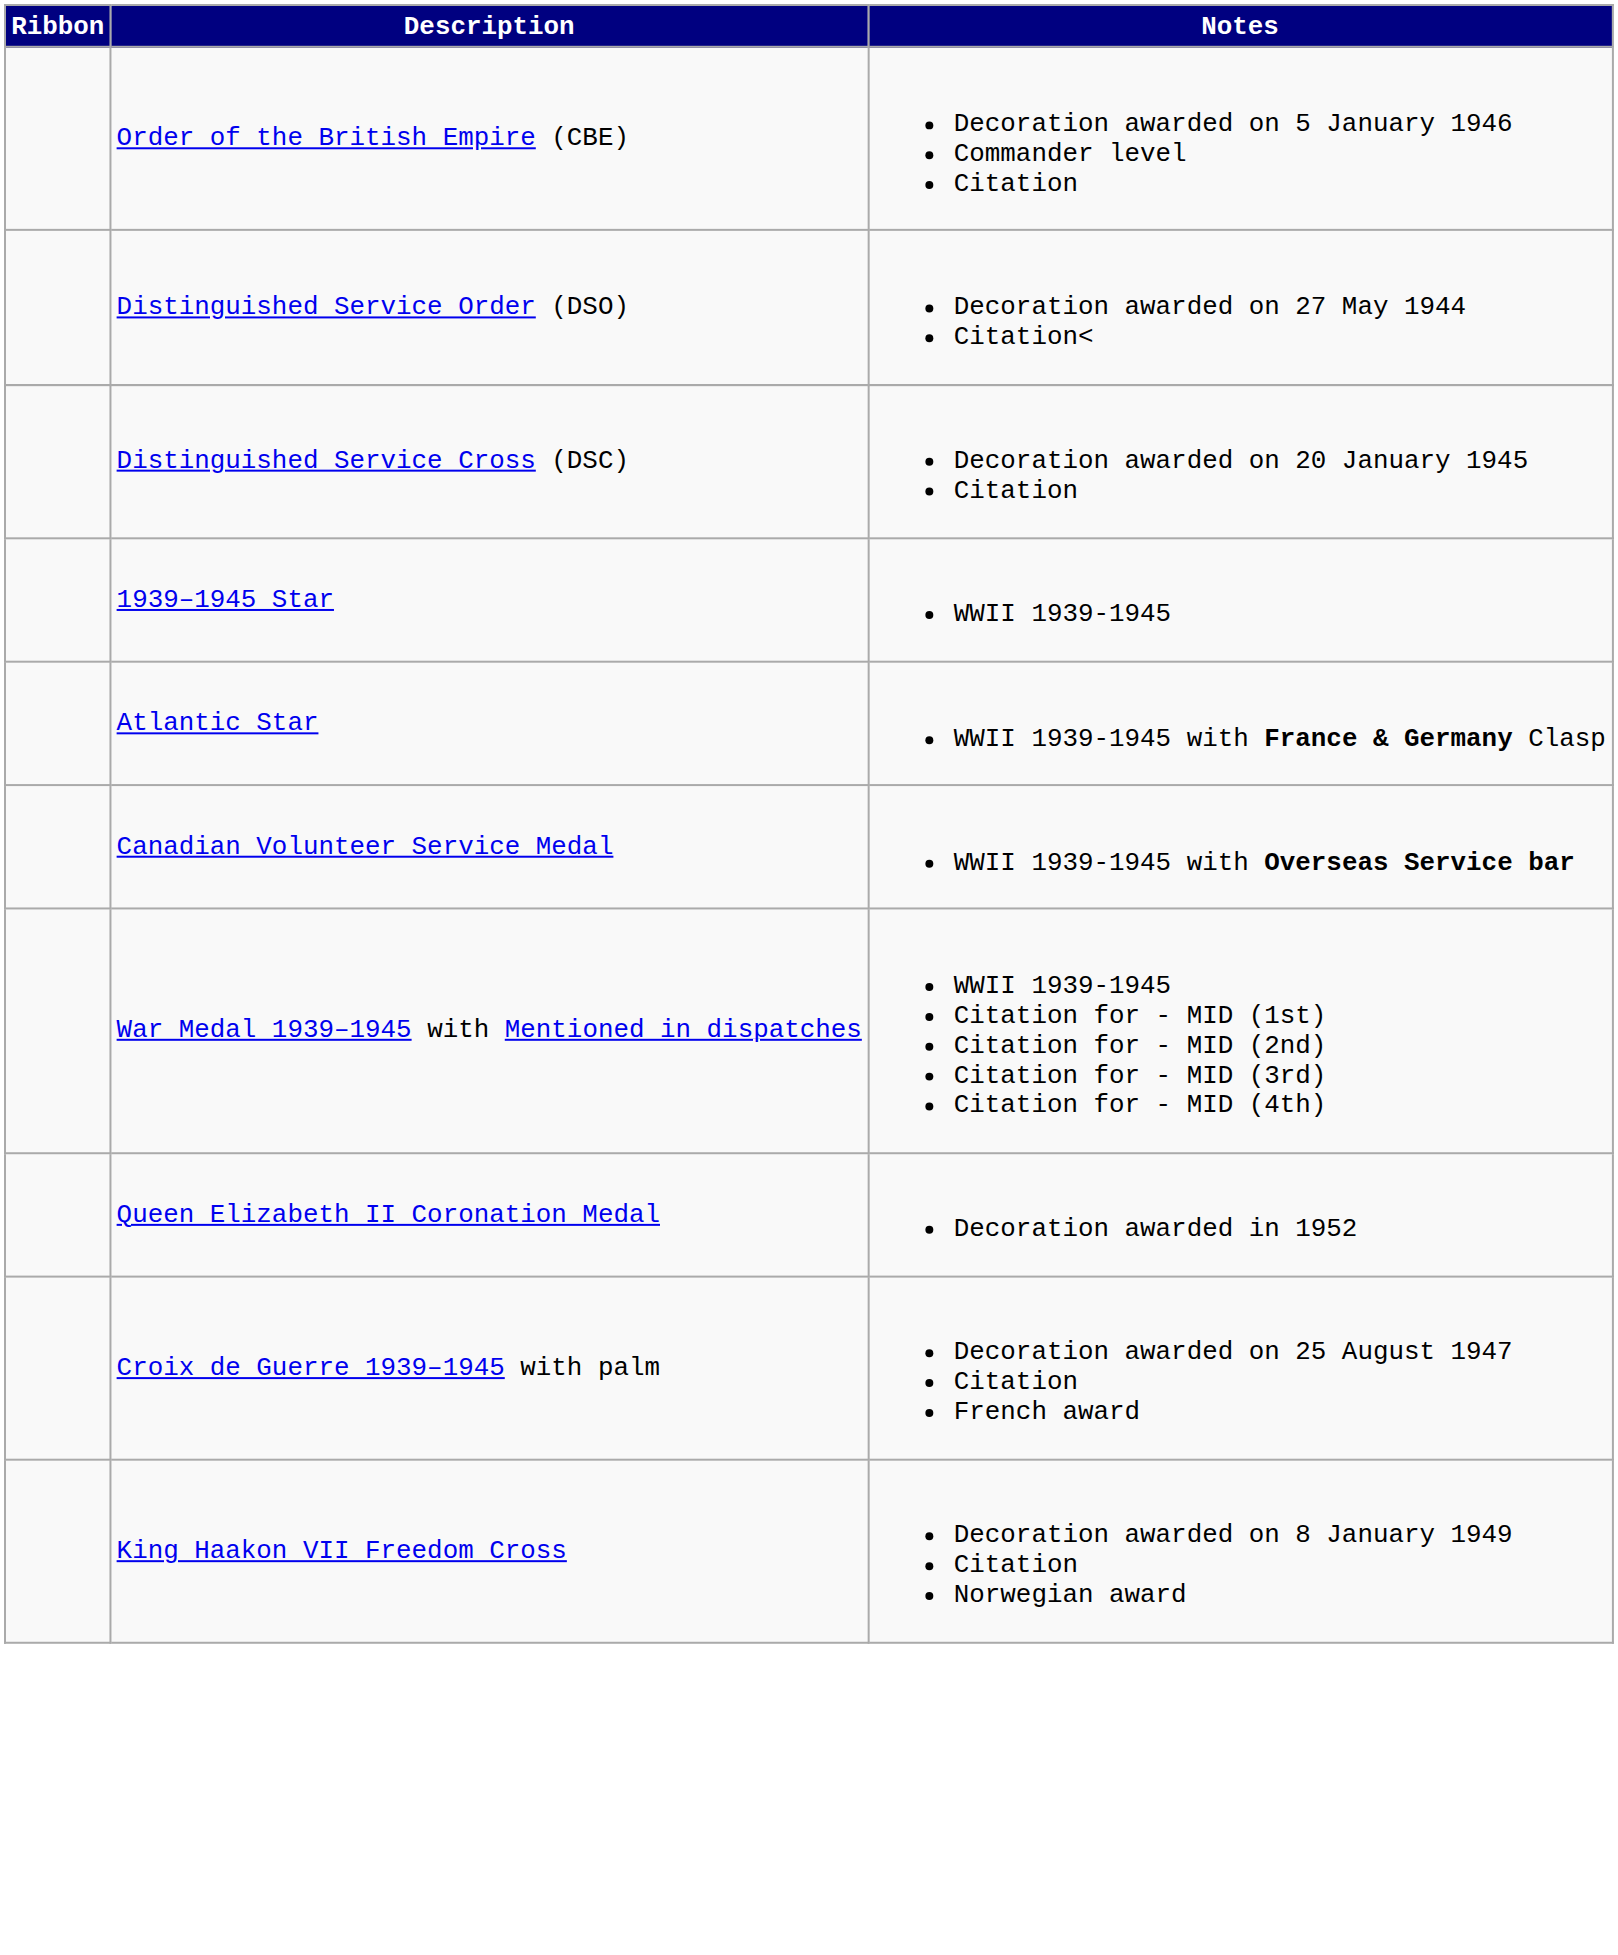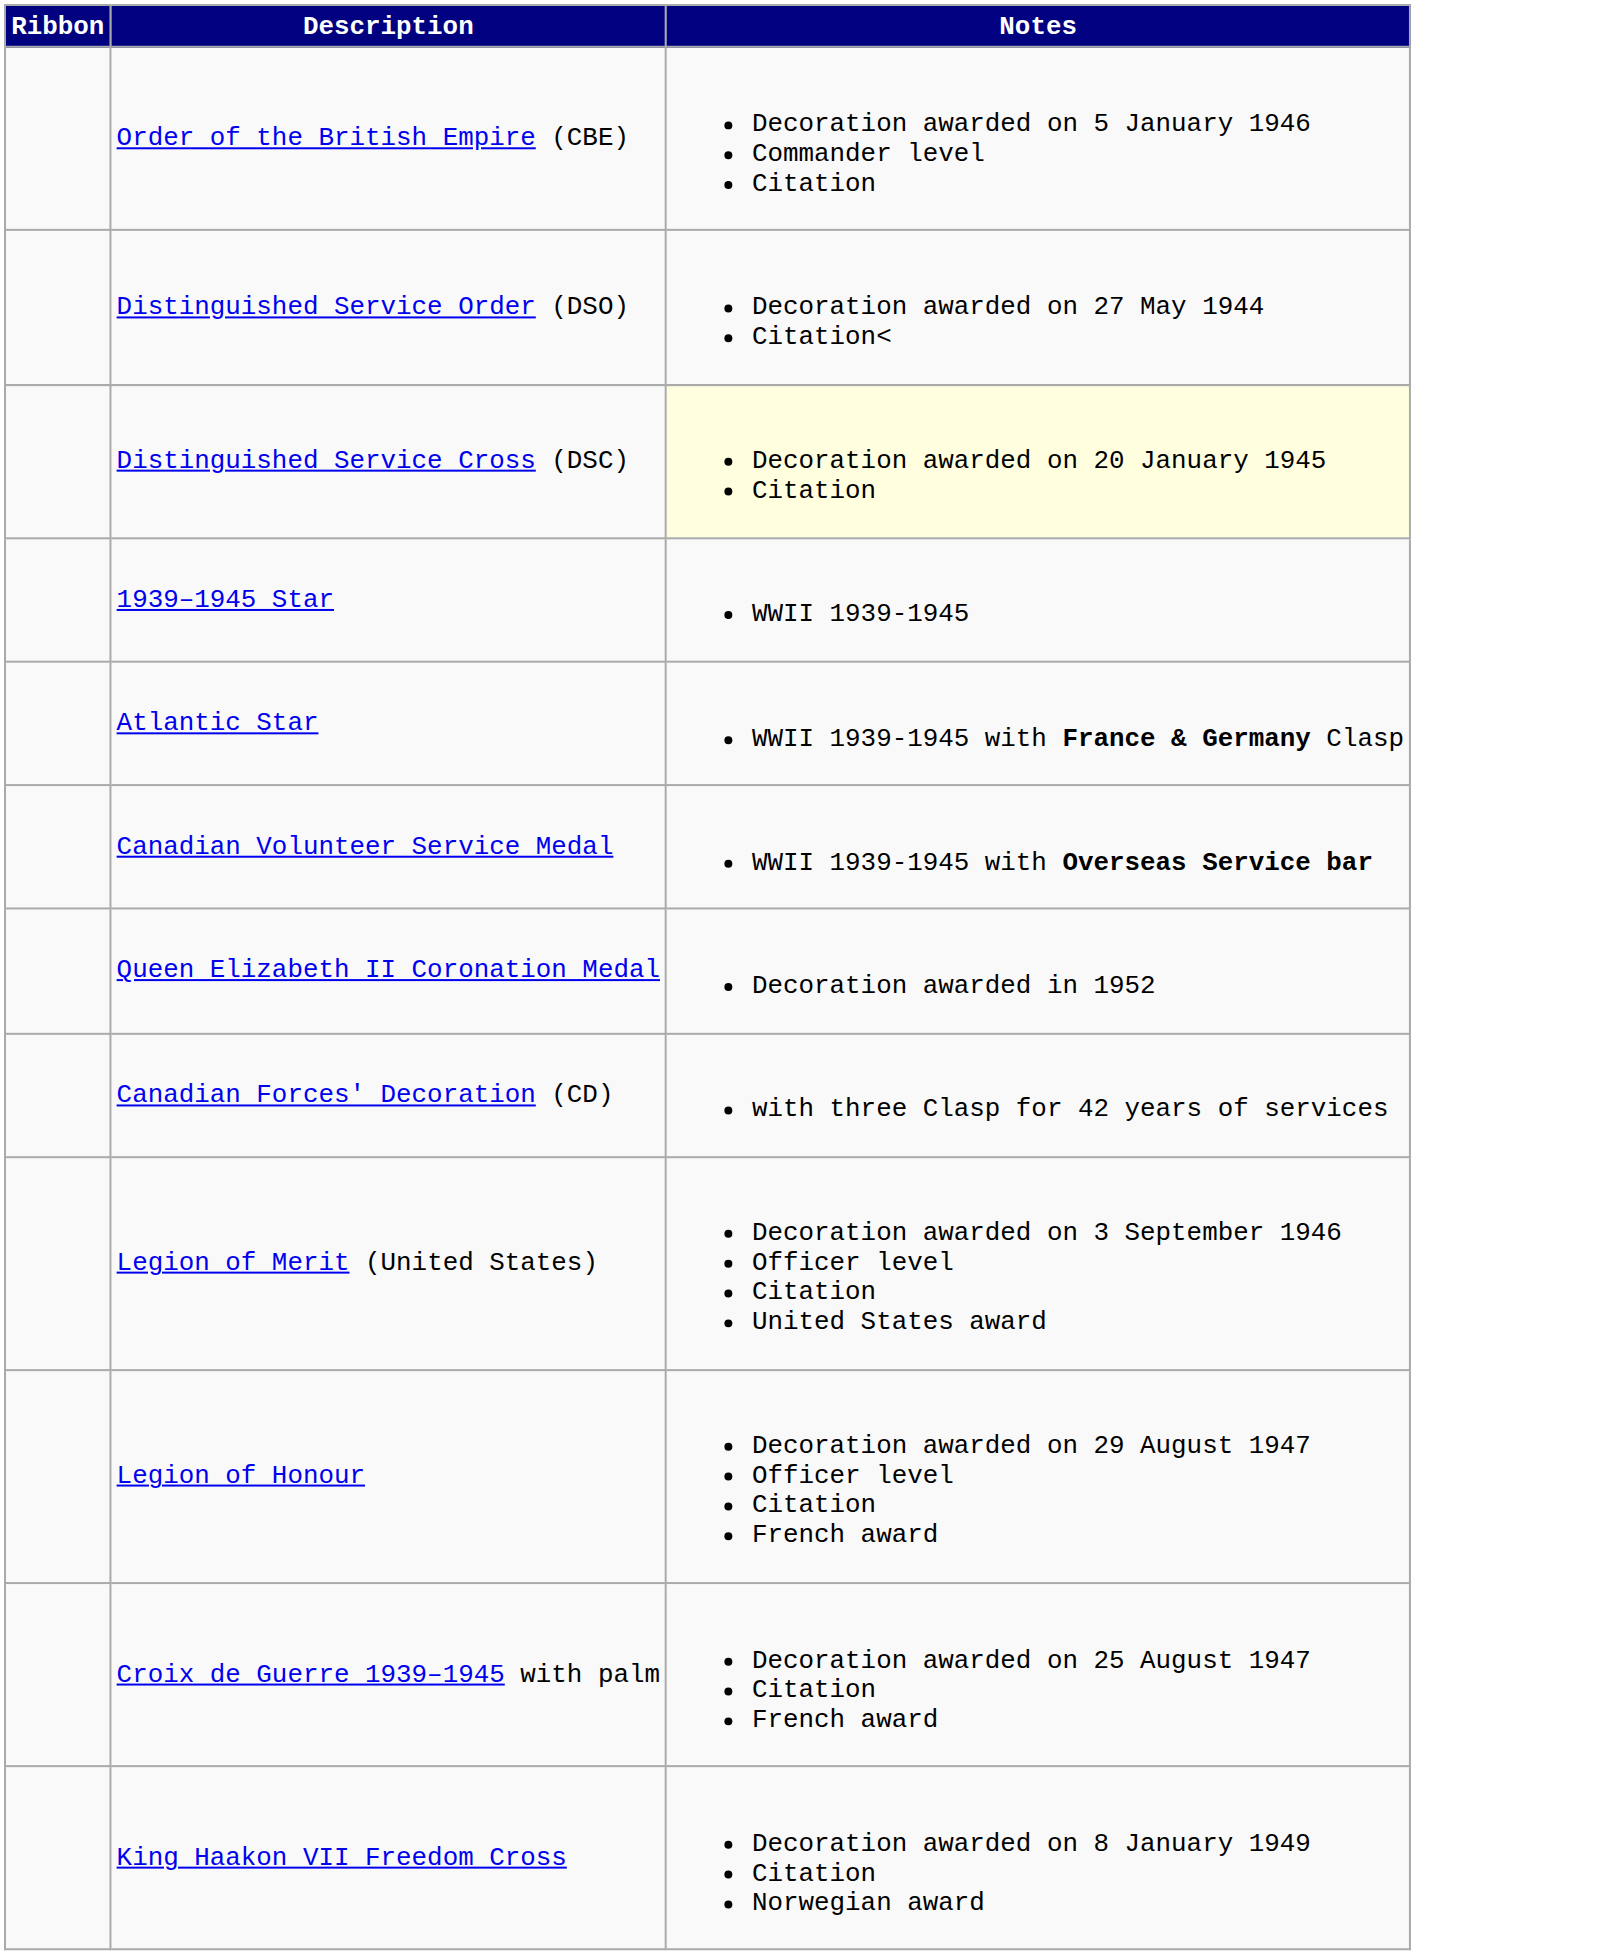(1240, 476) no background -> (1038, 476) lightyellow background
- row: (489, 1031)
+ row: (365, 1095)
+ row: (357, 1263)
+ row: (241, 1477)
